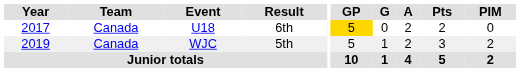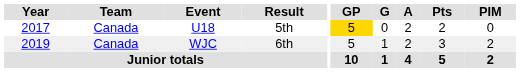(284, 28) 6th -> (284, 28) 5th
(284, 44) 5th -> (284, 44) 6th
